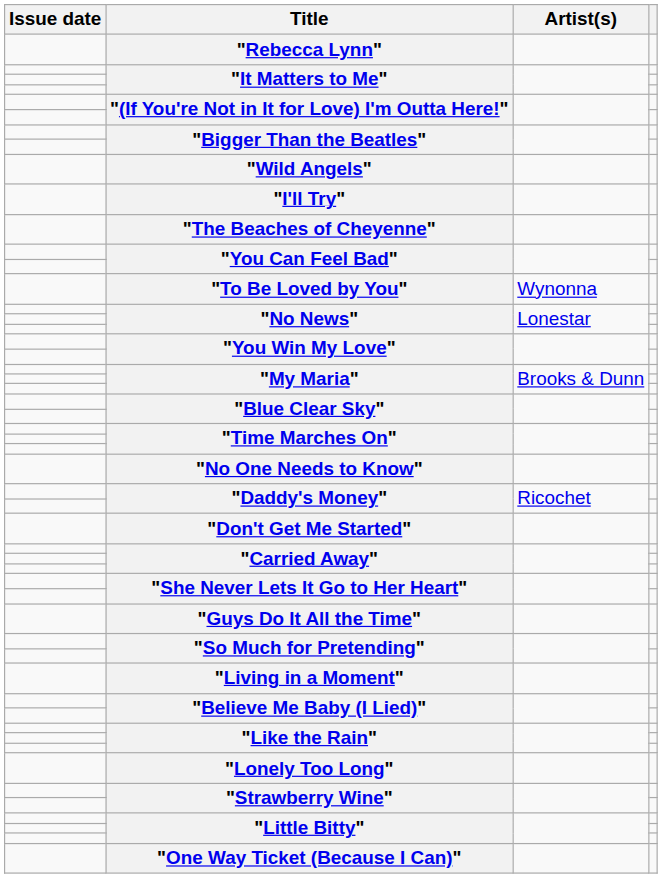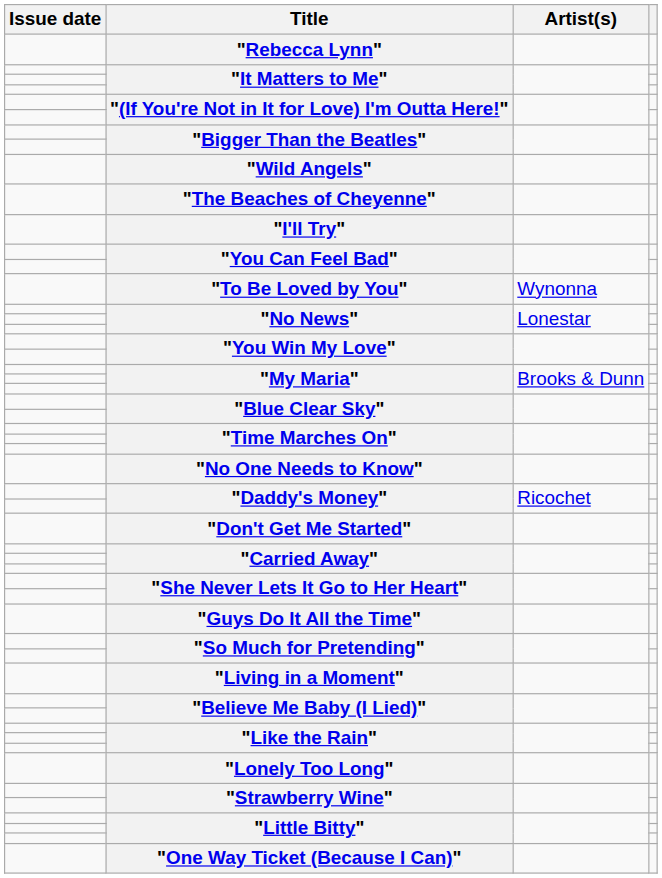rows swapped: (309, 199) <-> (309, 229)
